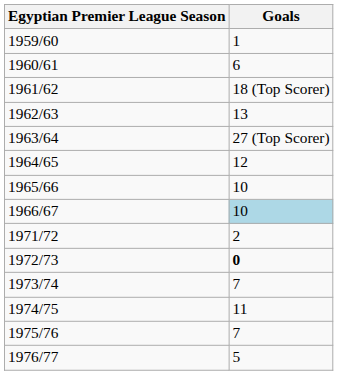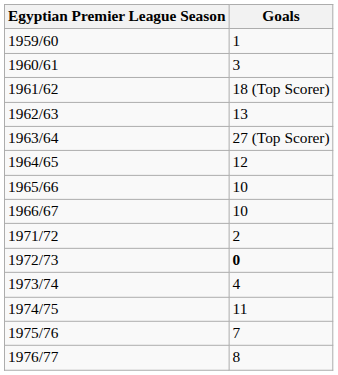(236, 65) 6 -> (236, 65) 3
(240, 211) lightblue background -> (240, 211) no background
(236, 284) 7 -> (236, 284) 4
(236, 357) 5 -> (236, 357) 8
